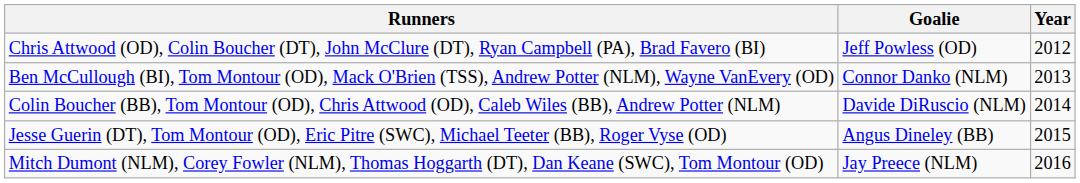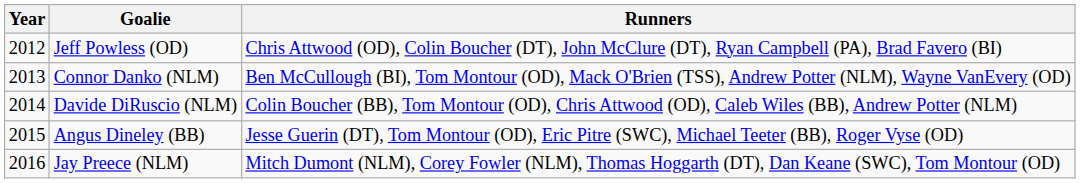columns swapped: (1053, 18) <-> (421, 18)
